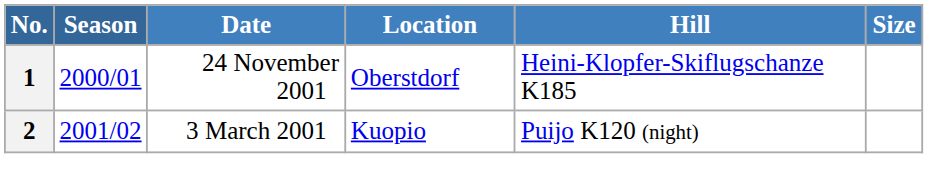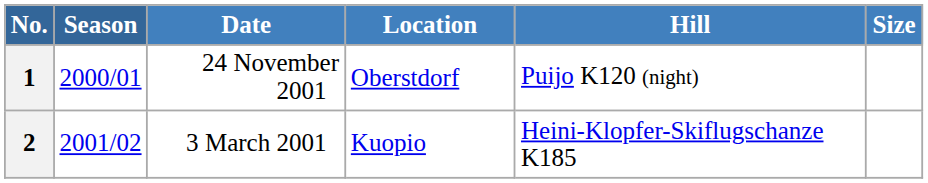(672, 77) Heini-Klopfer-Skiflugschanze K185 -> (610, 76) Puijo K120 (night)
(610, 130) Puijo K120 (night) -> (672, 143) Heini-Klopfer-Skiflugschanze K185
